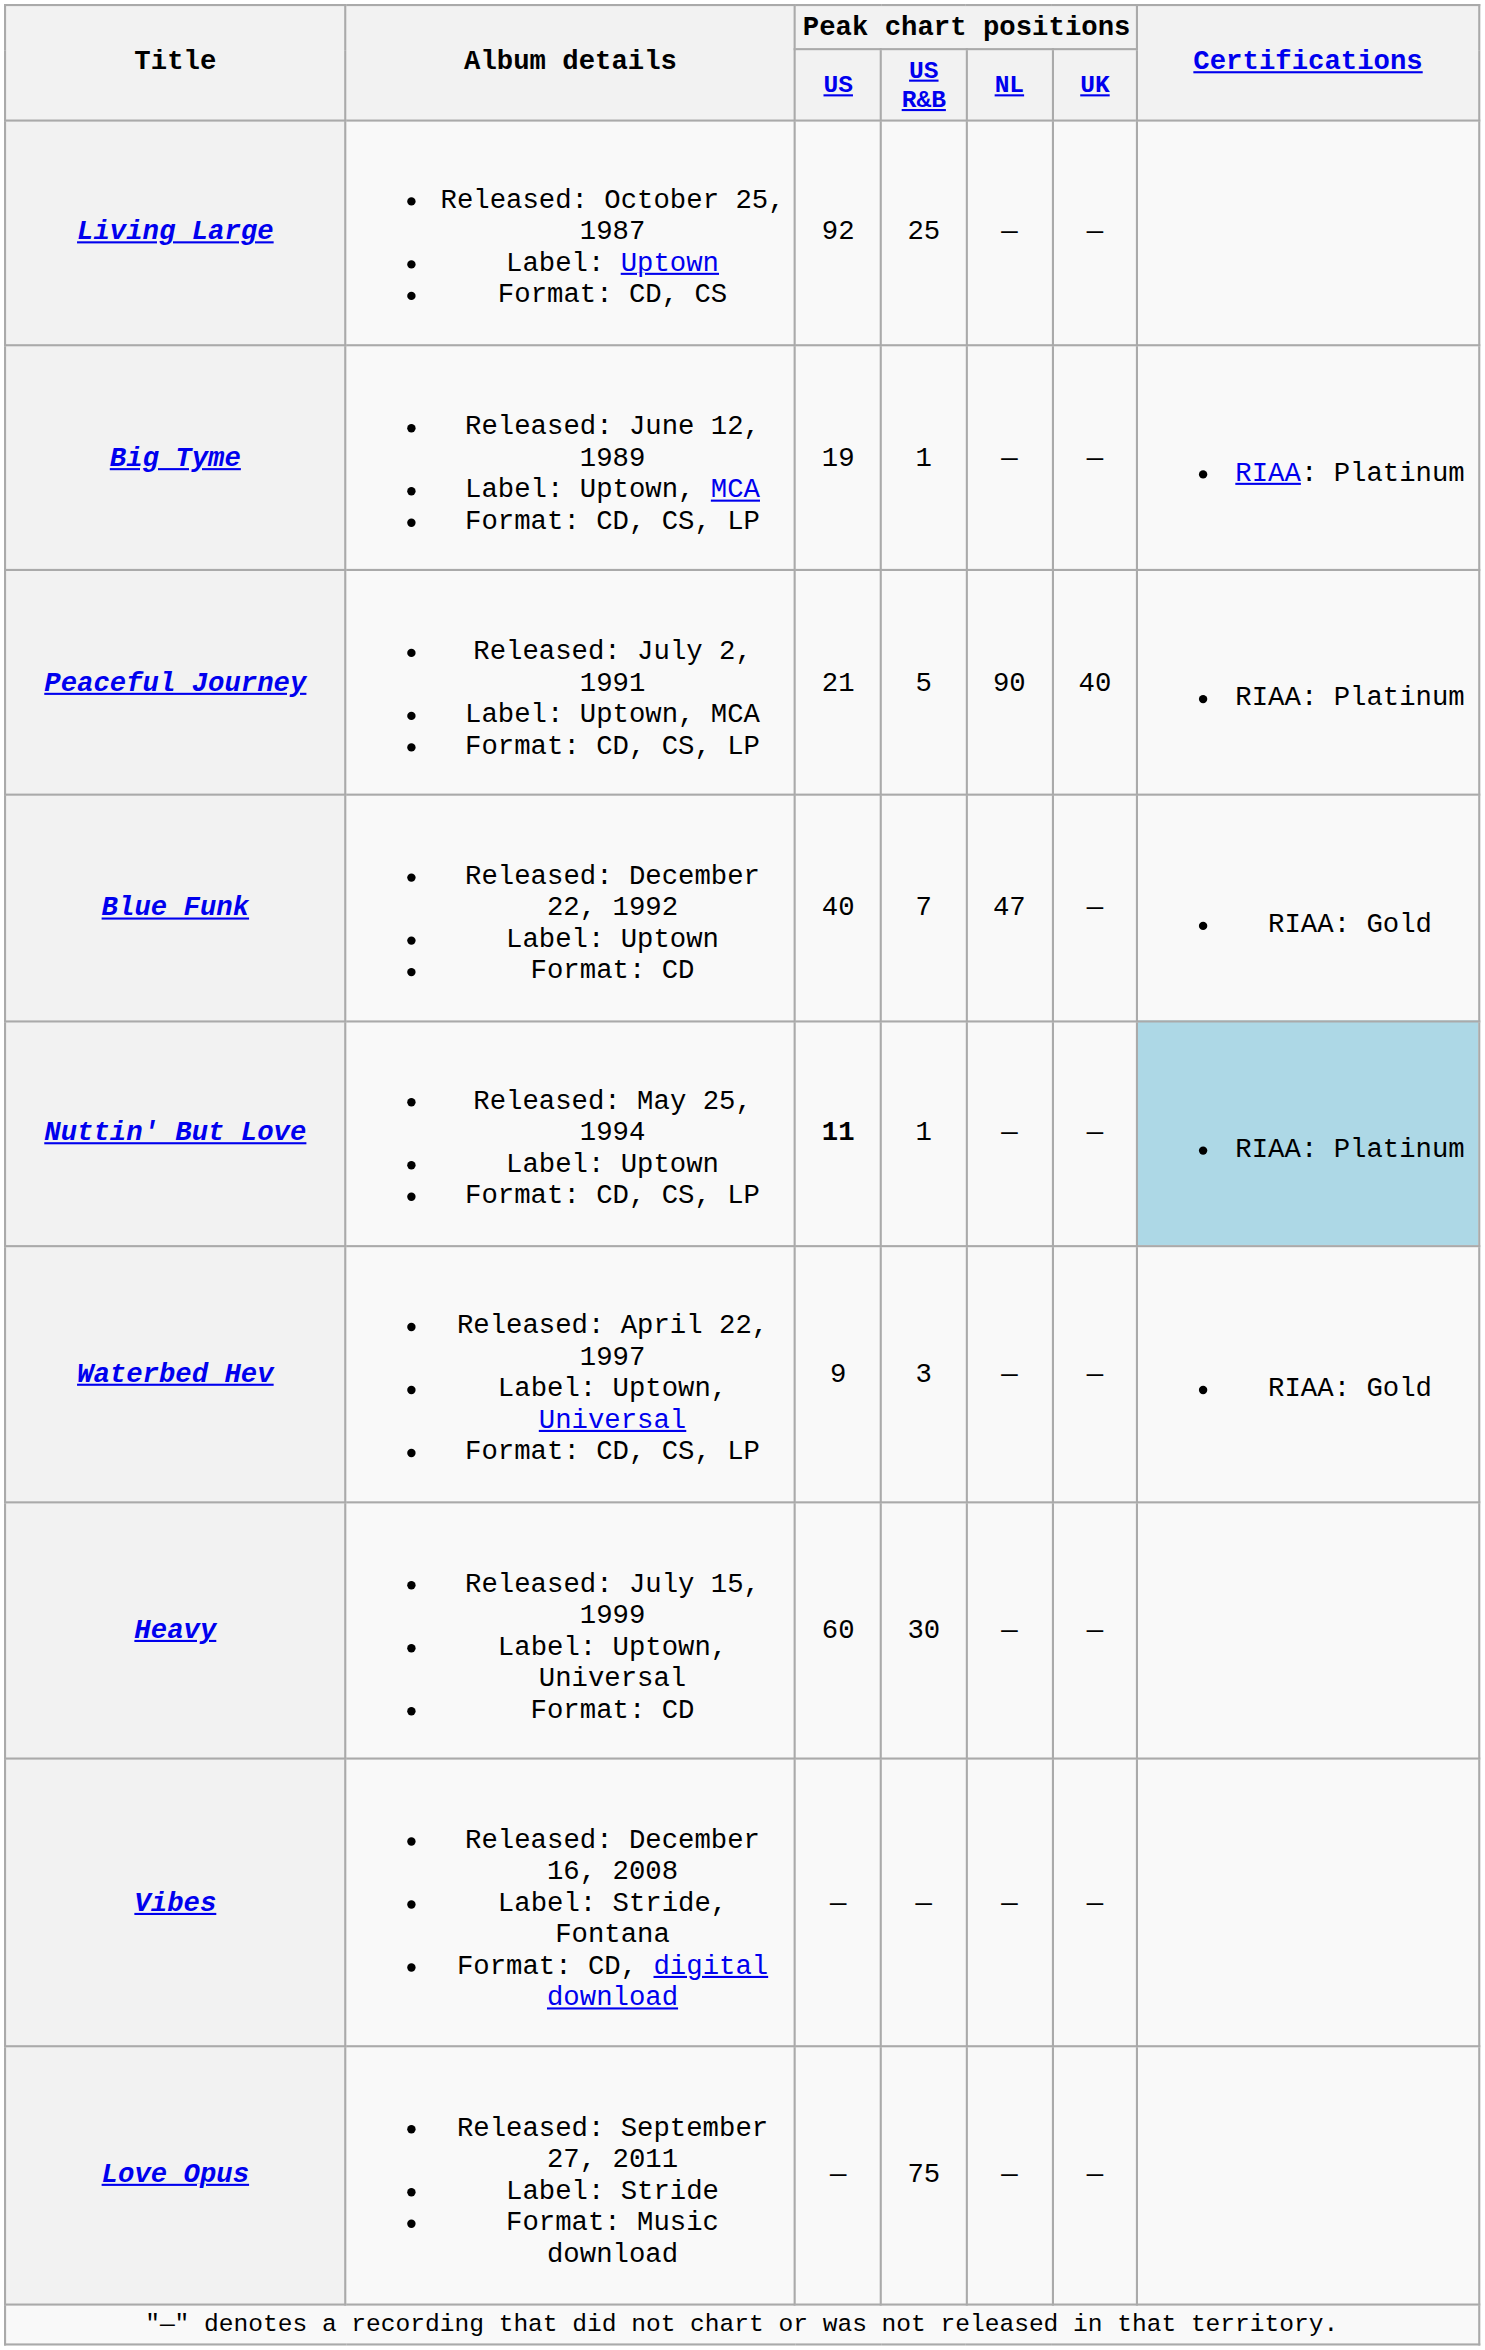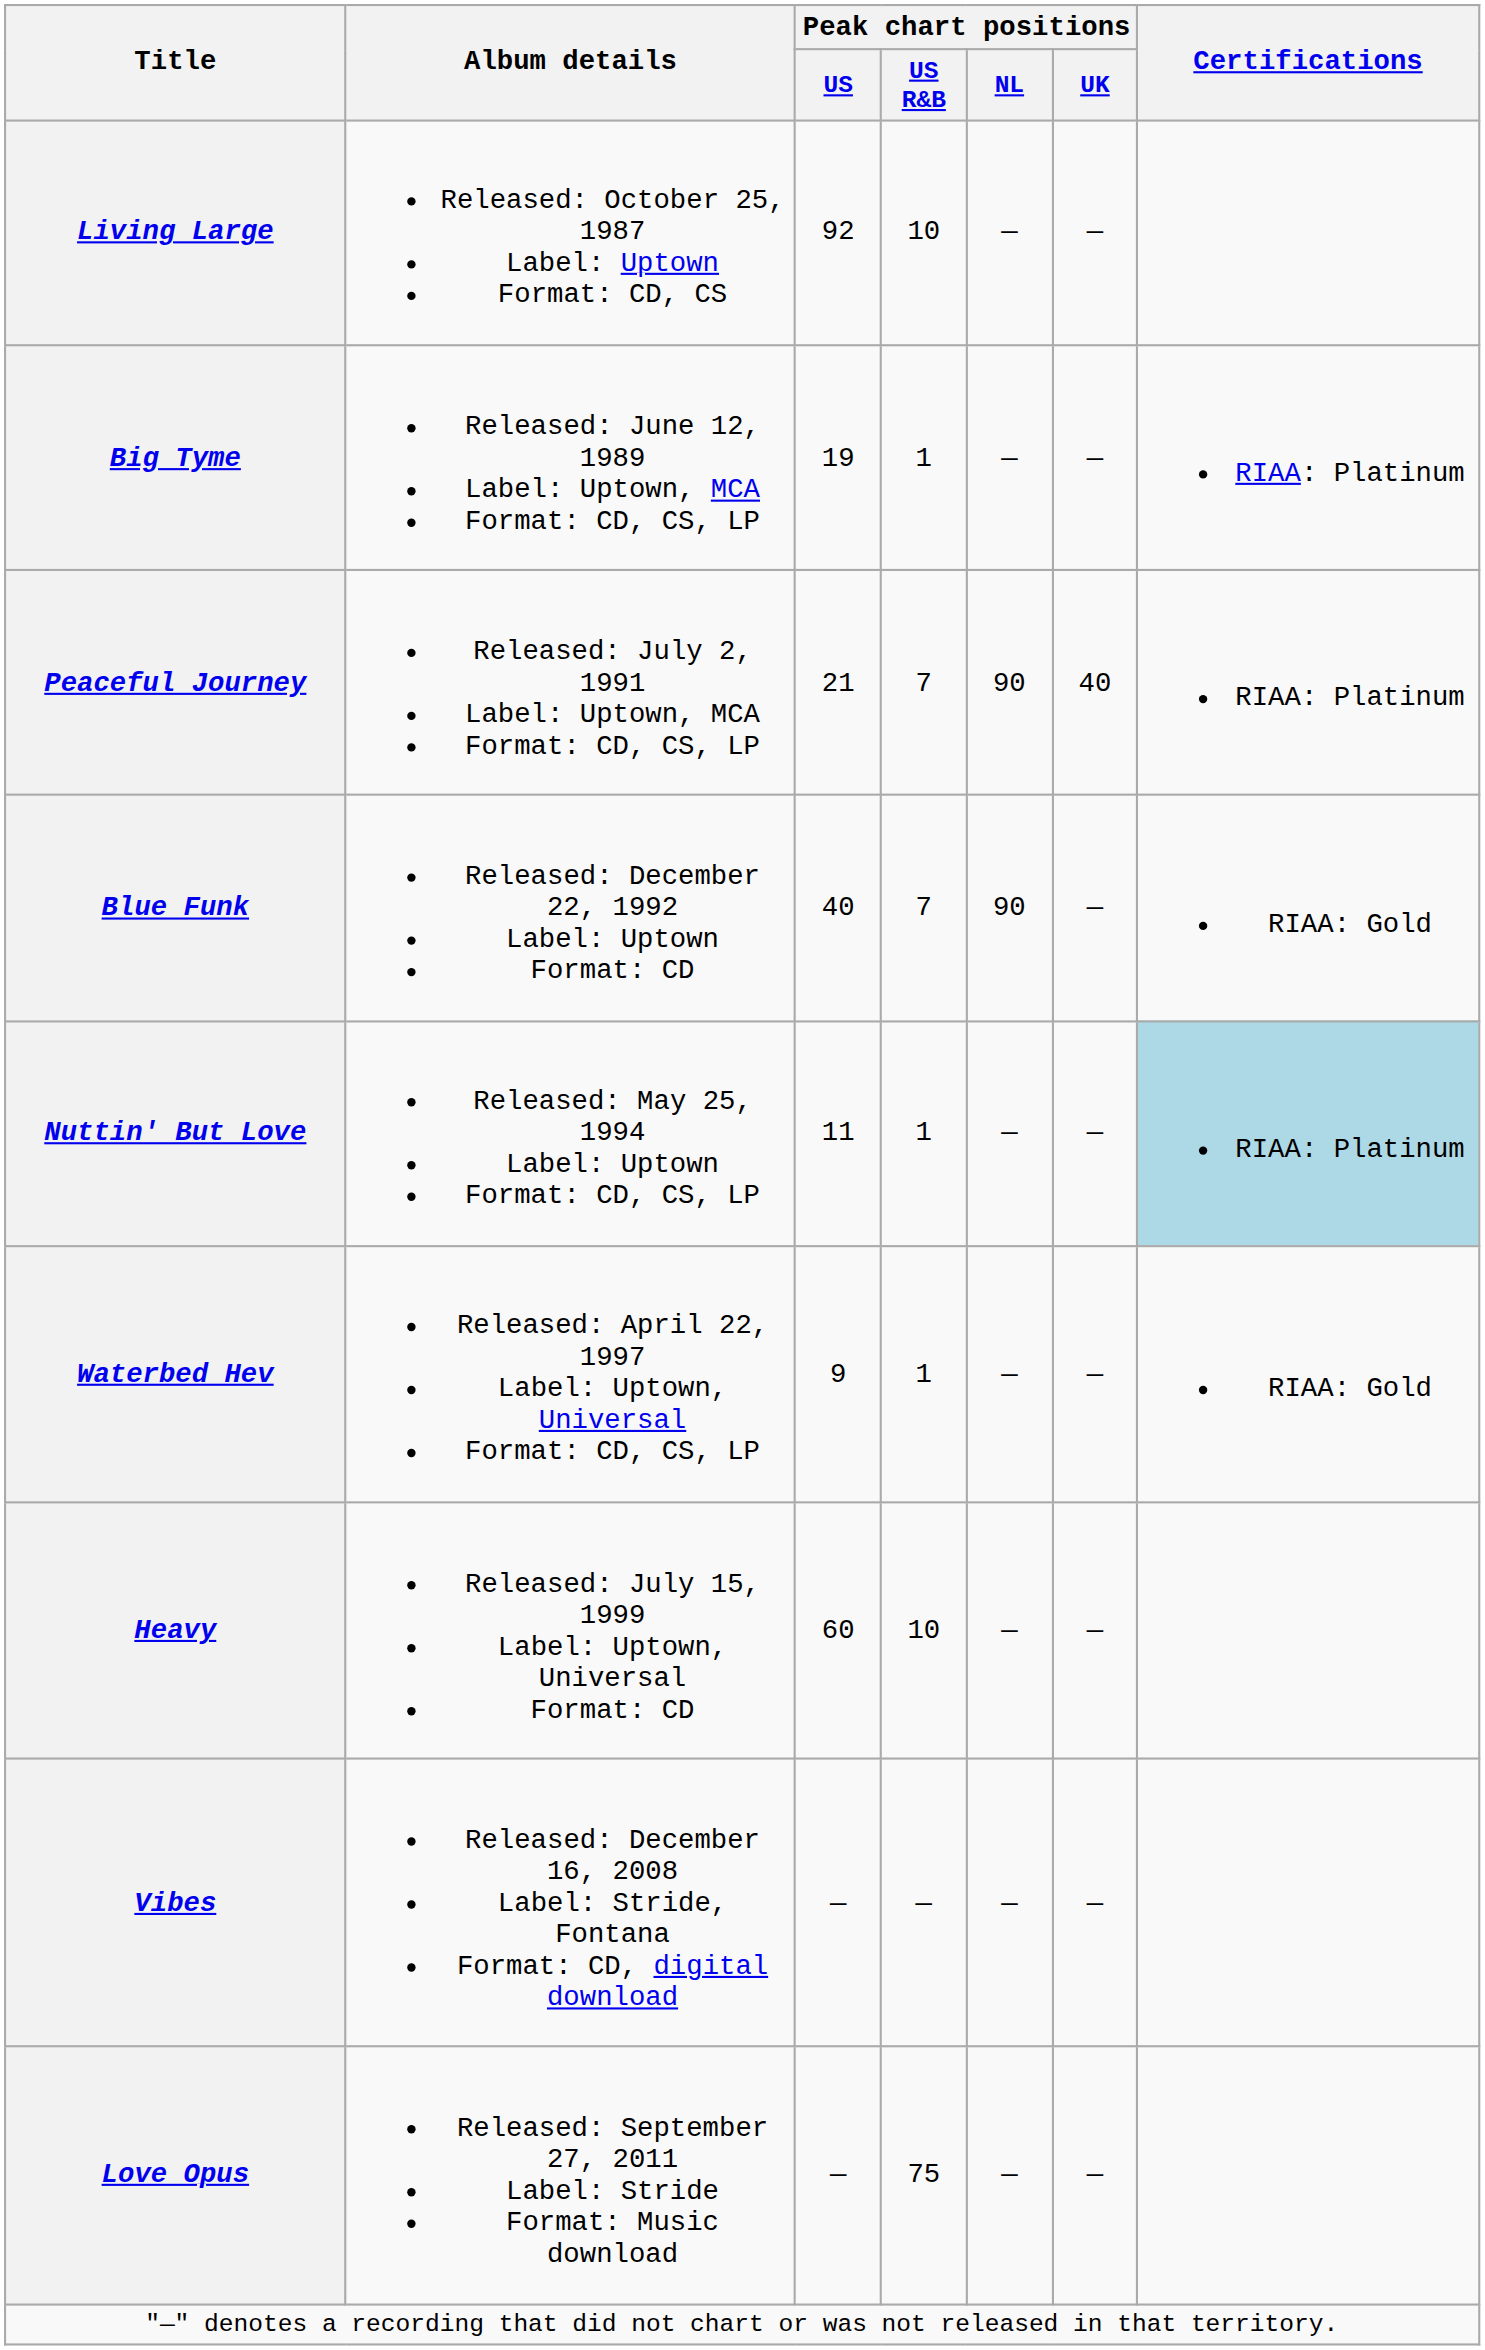(924, 233) 25 -> (924, 233) 10
(924, 683) 5 -> (924, 683) 7
(1009, 908) 47 -> (1009, 908) 90
(838, 1133) bold -> (838, 1133) normal
(924, 1374) 3 -> (924, 1374) 1
(924, 1631) 30 -> (924, 1631) 10
